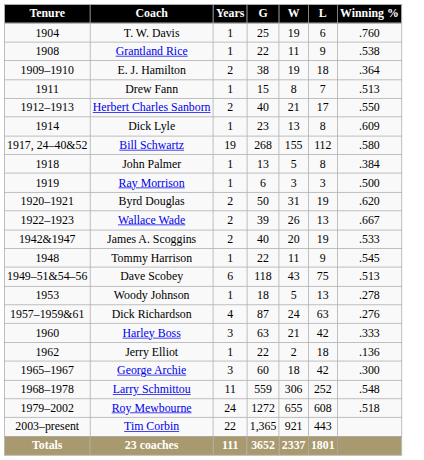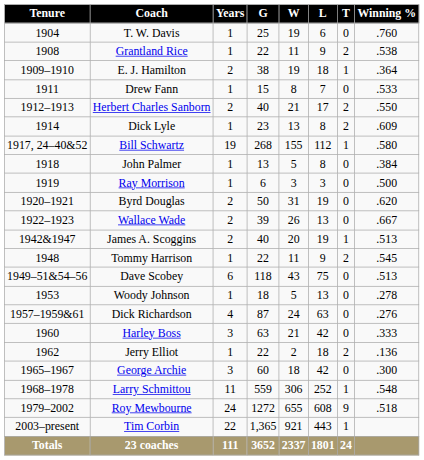+ column: (346, 13)
(369, 88) .513 -> (387, 88) .533
(369, 239) .533 -> (387, 239) .513
